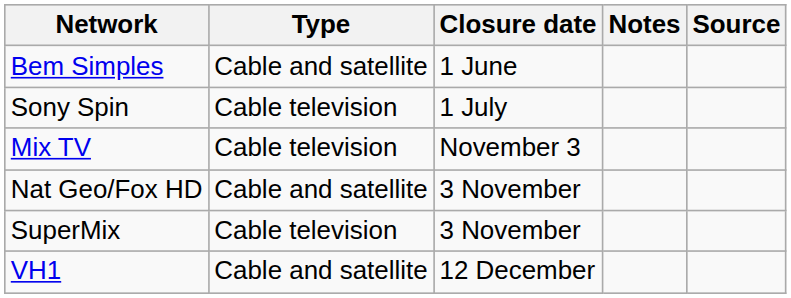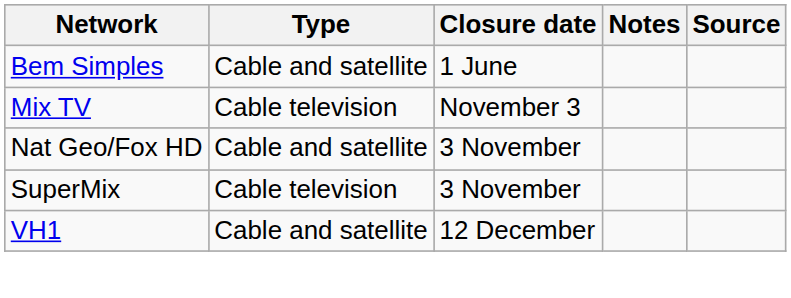- row: (70, 107)
